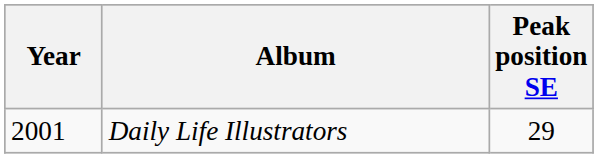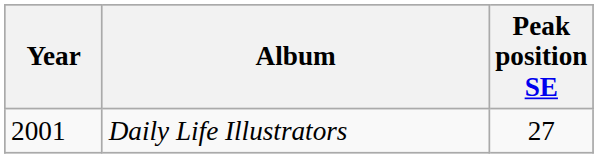(541, 130) 29 -> (541, 130) 27
